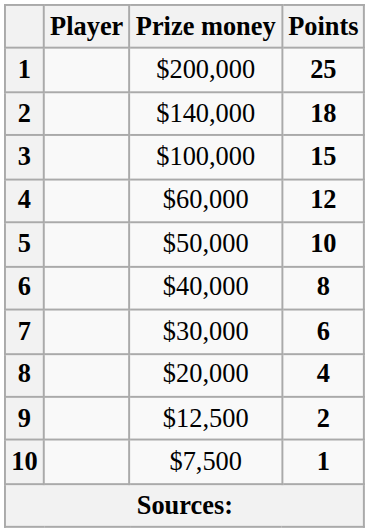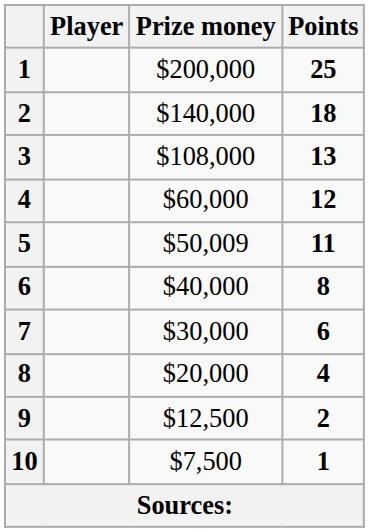(206, 156) $100,000 -> (206, 156) $108,000
(323, 156) 15 -> (323, 156) 13
(206, 243) $50,000 -> (206, 243) $50,009
(323, 243) 10 -> (323, 243) 11
